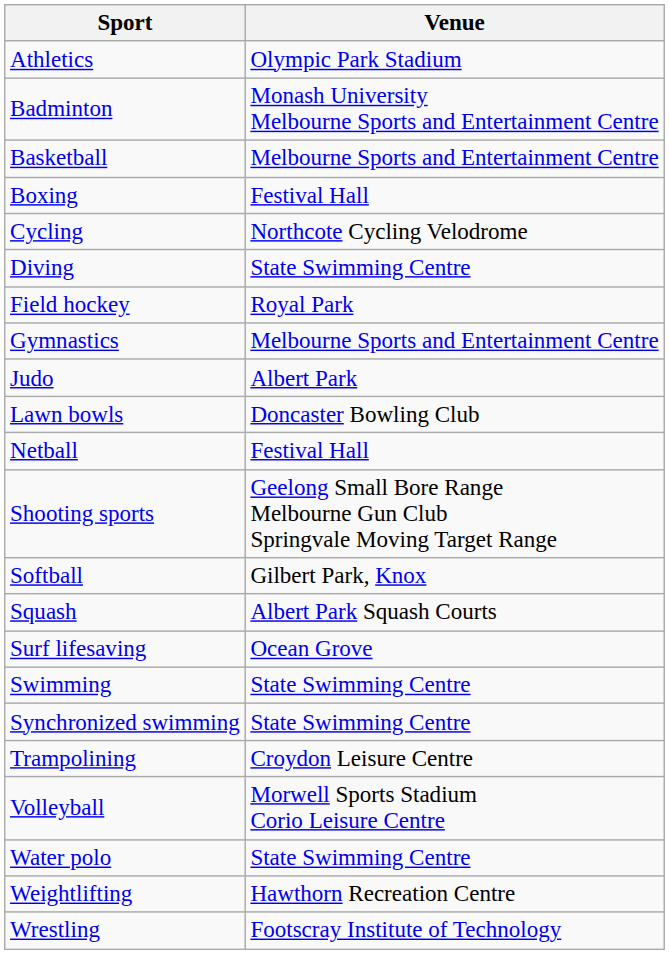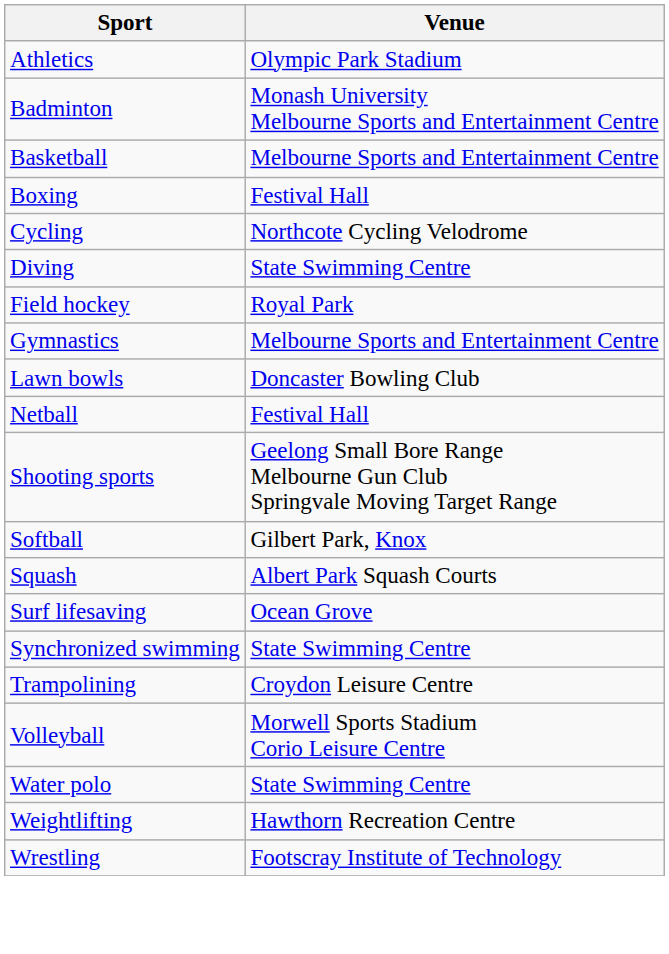- row: (32, 377)
- row: (61, 685)
